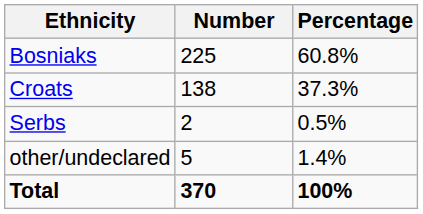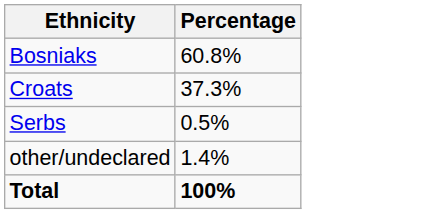- column: (234, 21)
